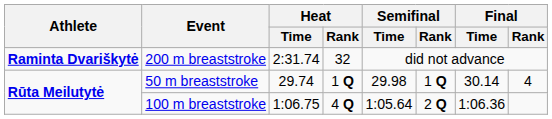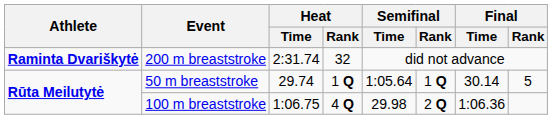(389, 82) 29.98 -> (389, 82) 1:05.64
(528, 82) 4 -> (528, 82) 5
(389, 104) 1:05.64 -> (389, 104) 29.98
